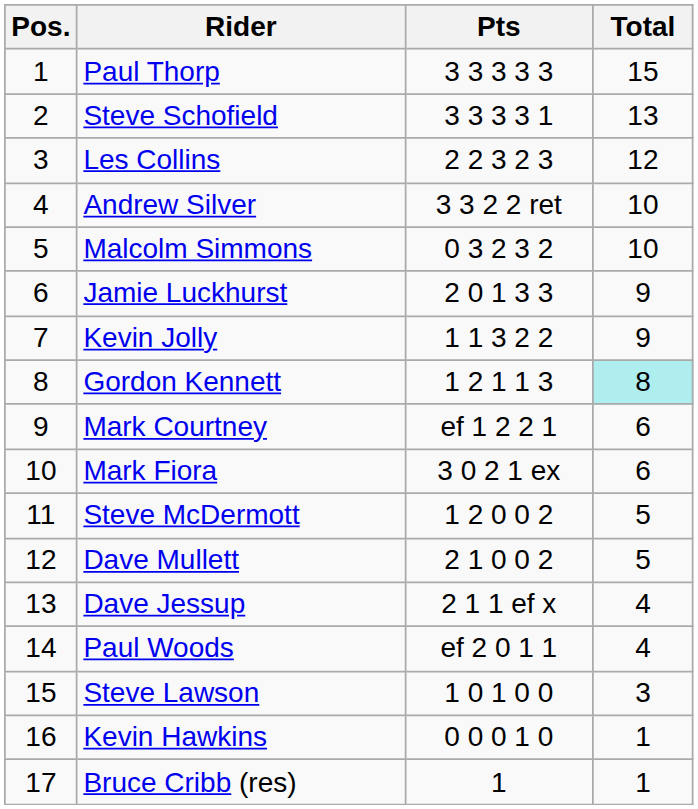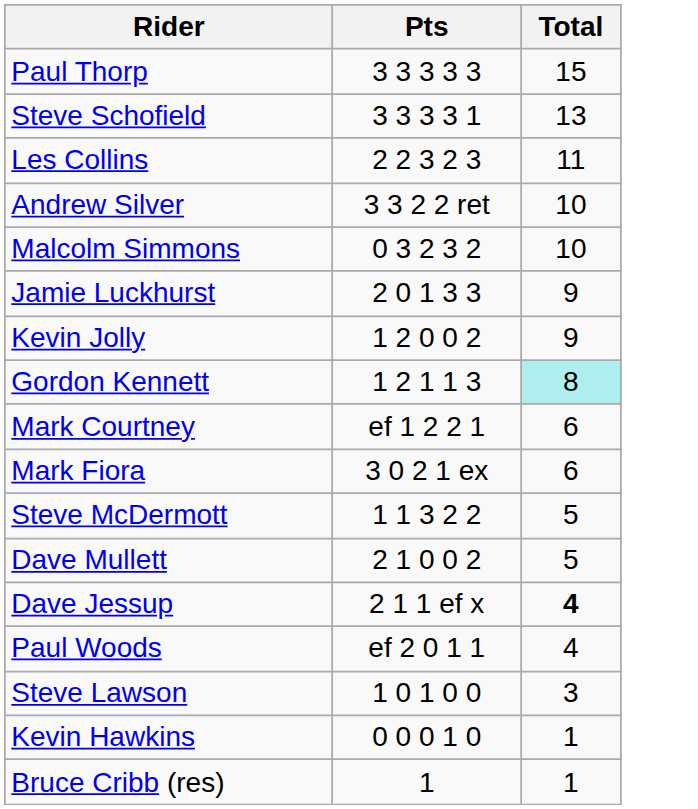- column: (41, 26)
(643, 159) 12 -> (571, 159) 11
(499, 337) 1 1 3 2 2 -> (427, 337) 1 2 0 0 2
(499, 515) 1 2 0 0 2 -> (427, 515) 1 1 3 2 2
(643, 603) normal -> (571, 603) bold
